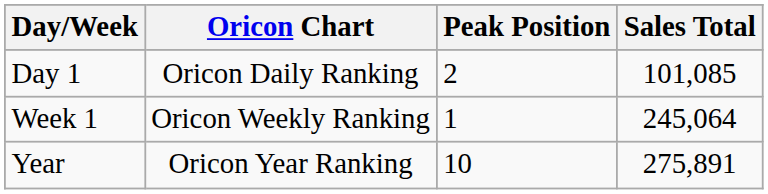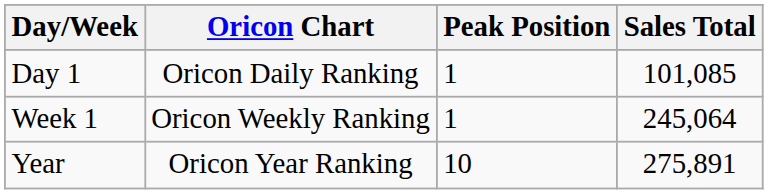(450, 73) 2 -> (450, 73) 1
